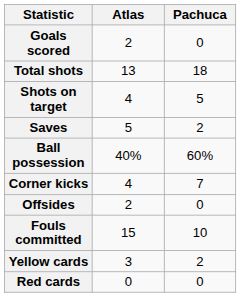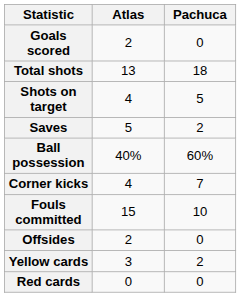rows swapped: (48, 233) <-> (48, 204)
